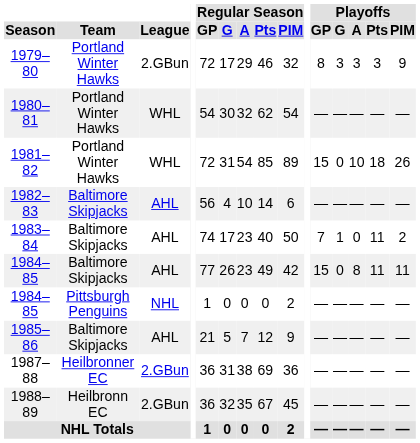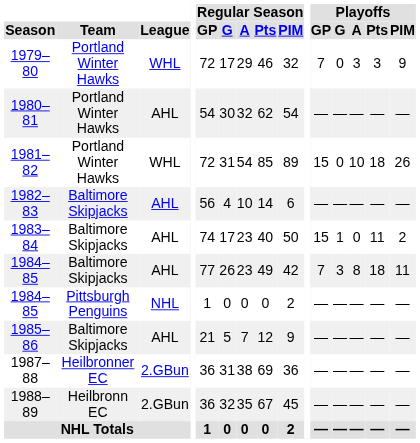(165, 63) 2.GBun -> (165, 63) WHL
(321, 63) 8 -> (321, 63) 7
(340, 63) 3 -> (340, 63) 0
(165, 113) WHL -> (165, 113) AHL
(321, 237) 7 -> (321, 237) 15
(321, 270) 15 -> (321, 270) 7
(340, 270) 0 -> (340, 270) 3
(377, 270) 11 -> (377, 270) 18
